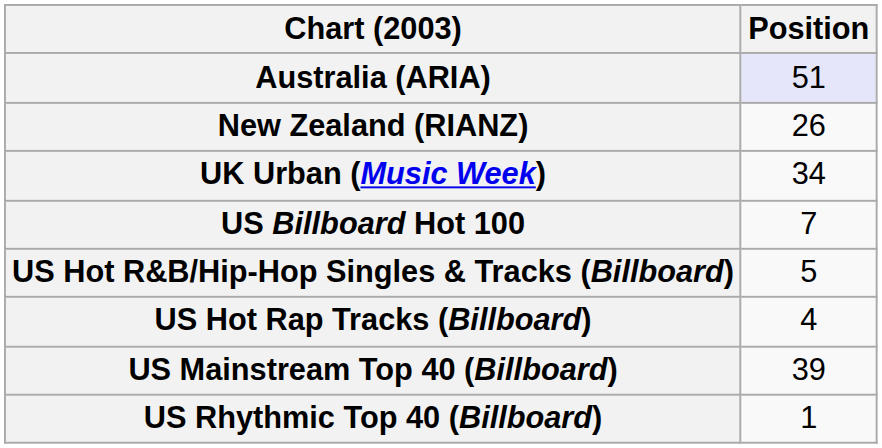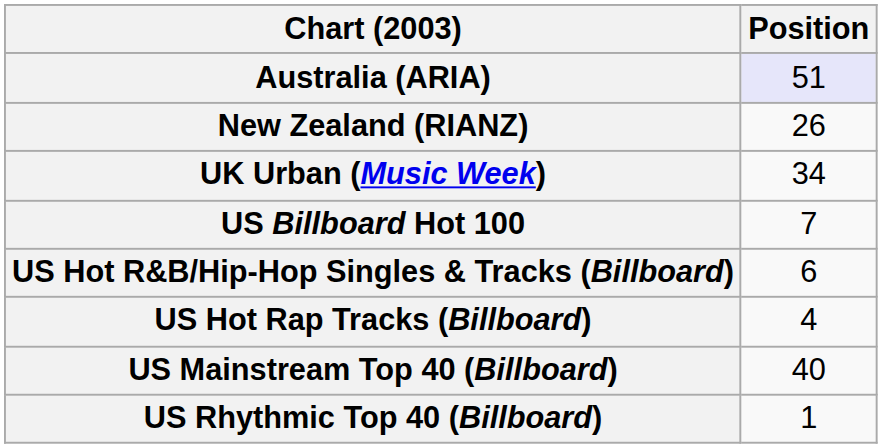(809, 272) 5 -> (809, 272) 6
(809, 369) 39 -> (809, 369) 40
